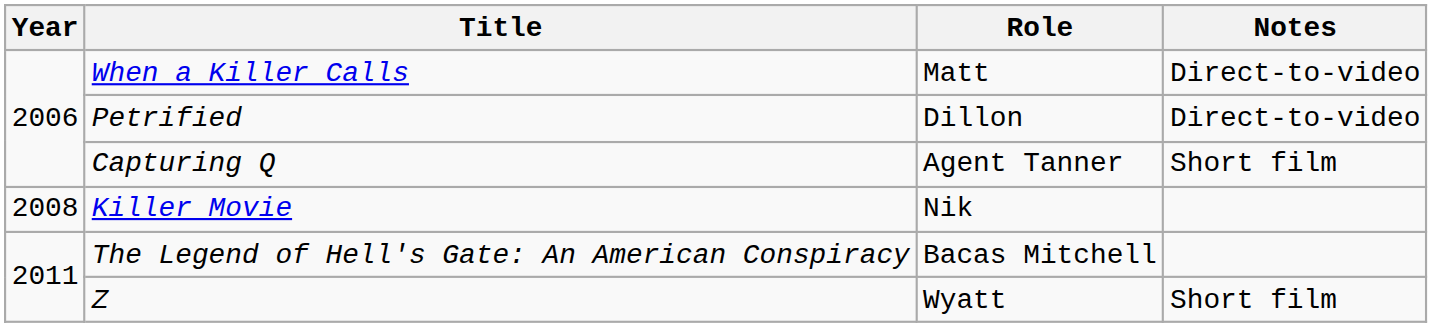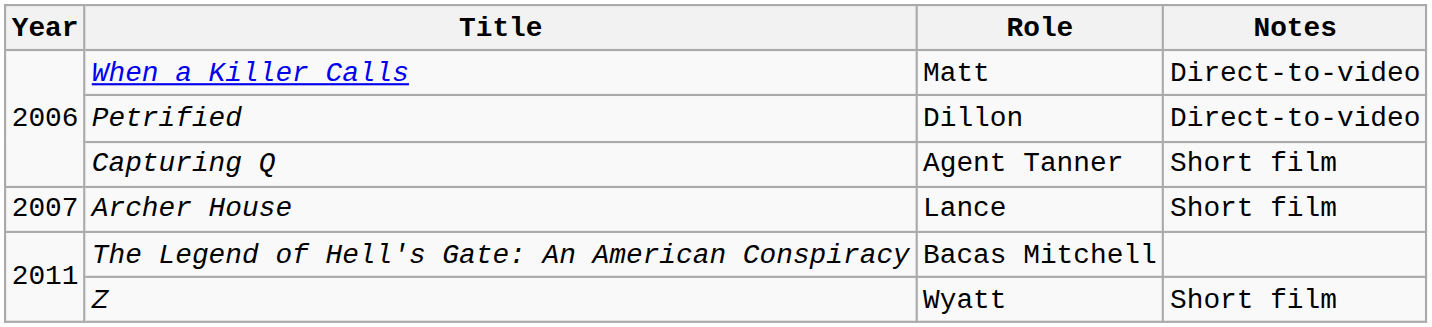+ row: (192, 209)
- row: (192, 209)
